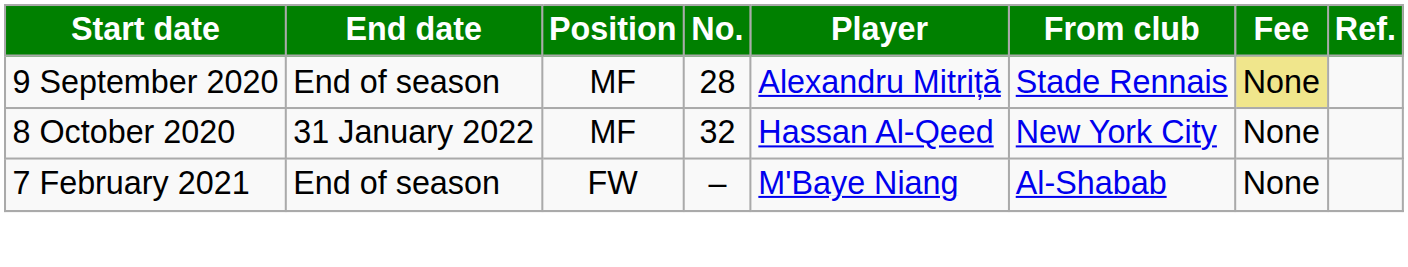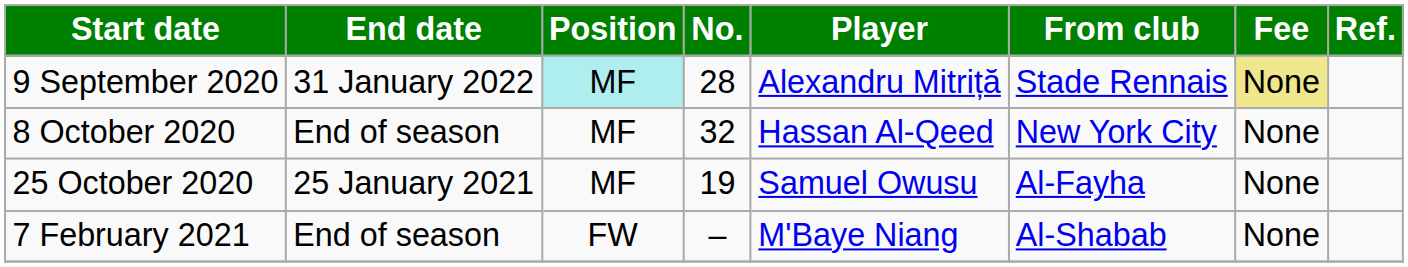(397, 81) End of season -> (414, 81) 31 January 2022
(613, 81) no background -> (613, 81) paleturquoise background
(414, 132) 31 January 2022 -> (397, 132) End of season
+ row: (133, 183)
